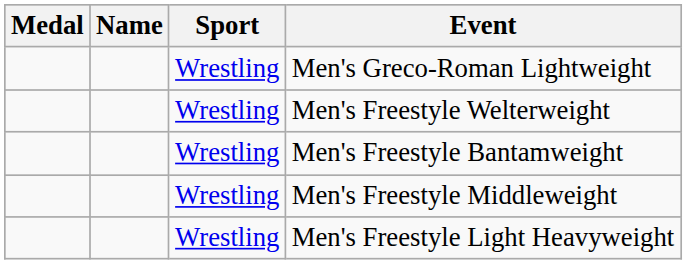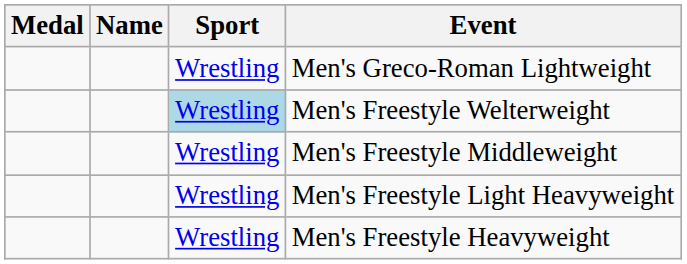(227, 110) no background -> (227, 110) lightblue background
- row: (457, 152)
+ row: (451, 237)
